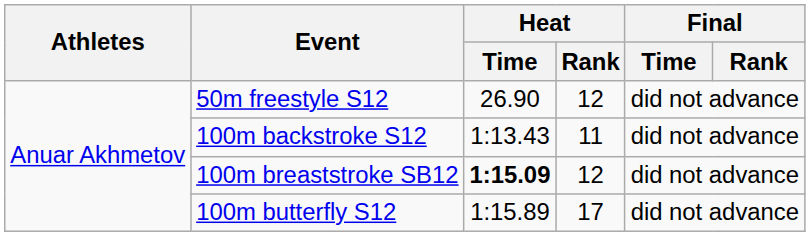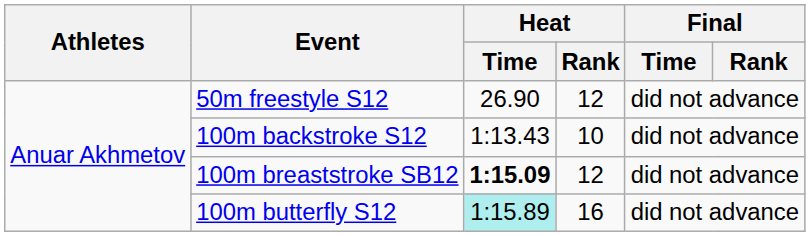(591, 136) 11 -> (591, 136) 10
(510, 212) no background -> (510, 212) paleturquoise background
(591, 212) 17 -> (591, 212) 16
